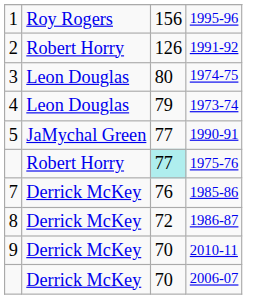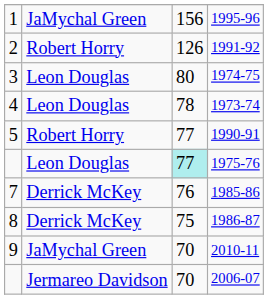(70, 18) Roy Rogers -> (86, 18) JaMychal Green
(164, 105) 79 -> (185, 105) 78
(86, 134) JaMychal Green -> (75, 134) Robert Horry
(75, 163) Robert Horry -> (78, 163) Leon Douglas
(164, 221) 72 -> (185, 221) 75
(84, 250) Derrick McKey -> (86, 250) JaMychal Green
(84, 279) Derrick McKey -> (97, 279) Jermareo Davidson
